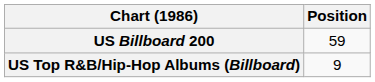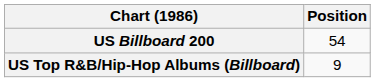(337, 40) 59 -> (337, 40) 54
